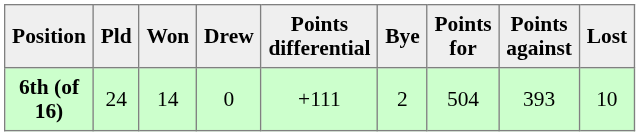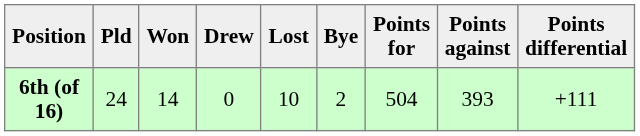columns swapped: (607, 35) <-> (319, 35)
